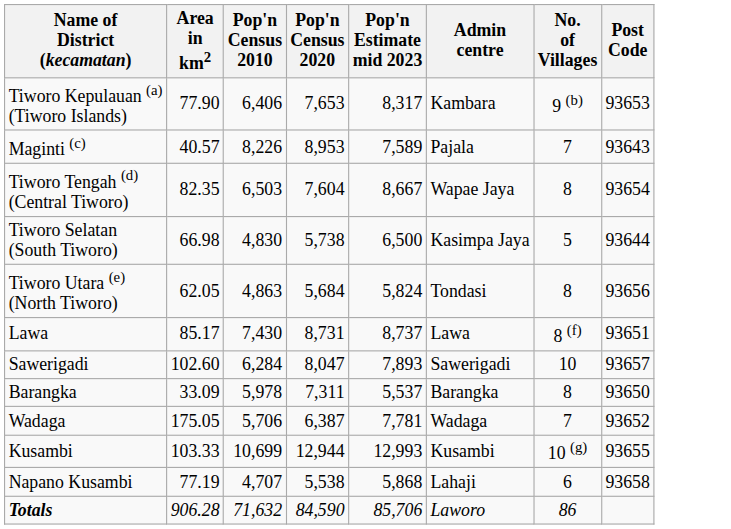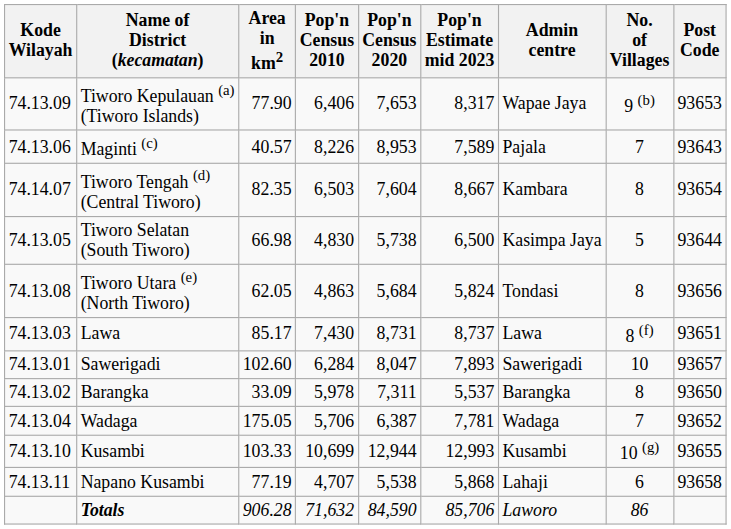+ column: (41, 40)
(463, 103) Kambara -> (544, 103) Wapae Jaya
(472, 189) Wapae Jaya -> (535, 189) Kambara
